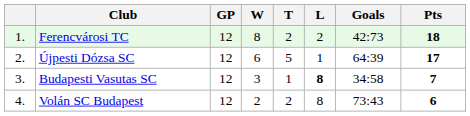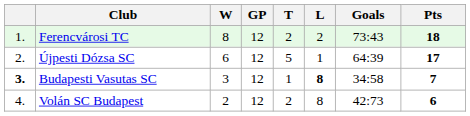columns swapped: (226, 15) <-> (257, 15)
(368, 36) 42:73 -> (368, 36) 73:43
(20, 79) normal -> (20, 79) bold
(368, 100) 73:43 -> (368, 100) 42:73
